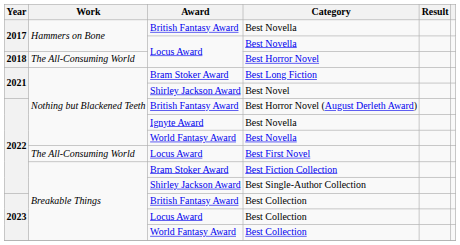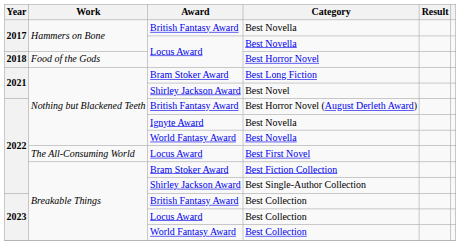(83, 59) The All-Consuming World -> (66, 59) Food of the Gods
